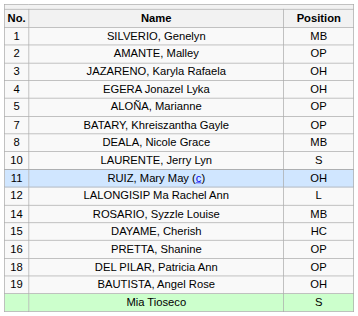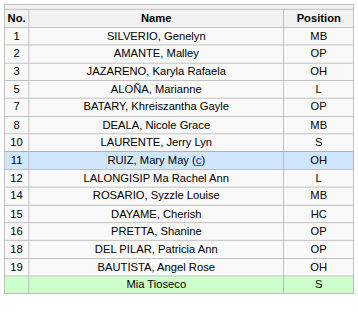- row: (156, 89)
(319, 107) OP -> (319, 89) L
